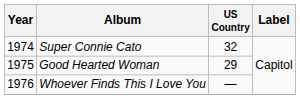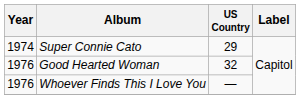(231, 46) 32 -> (231, 46) 29
(20, 65) 1975 -> (20, 65) 1976
(231, 65) 29 -> (231, 65) 32
